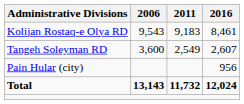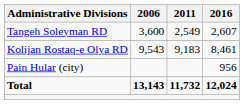rows swapped: (67, 31) <-> (57, 49)
